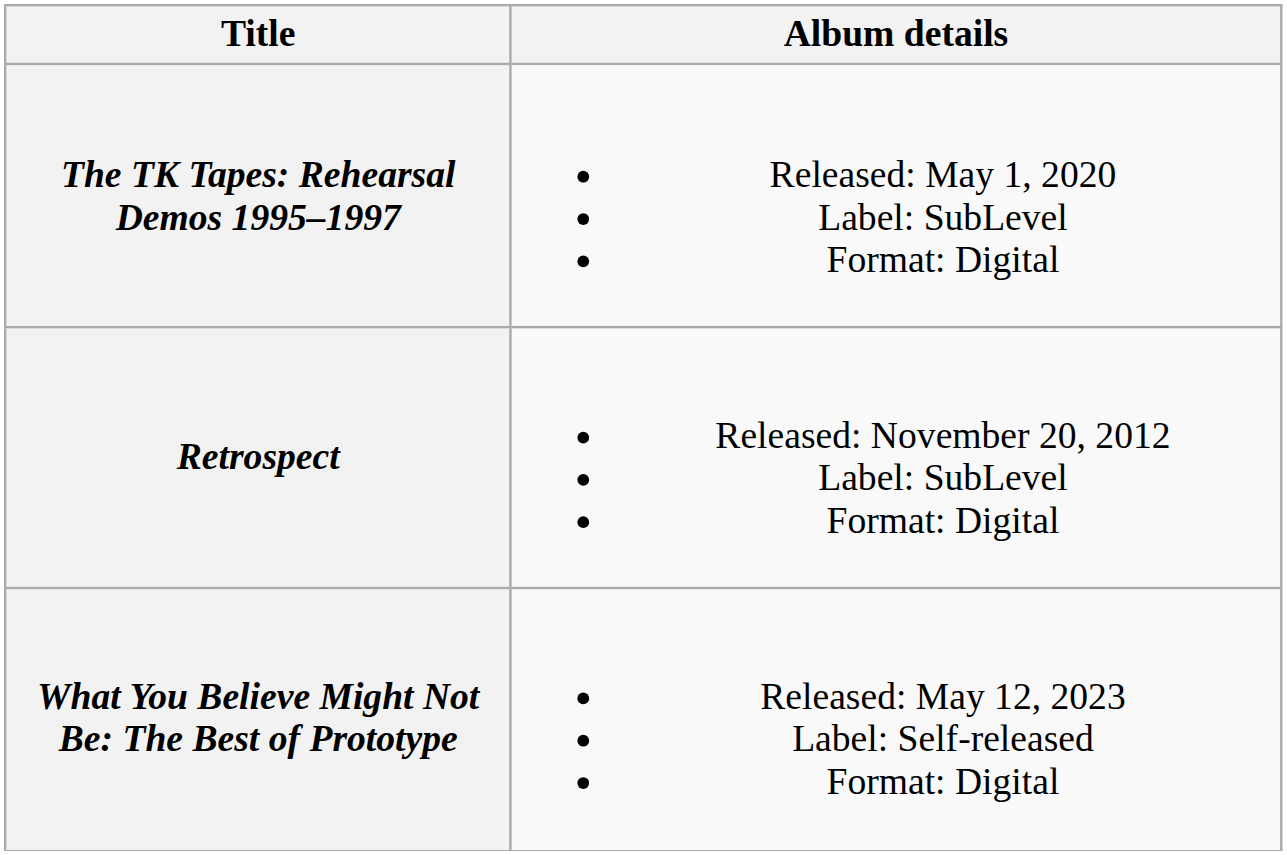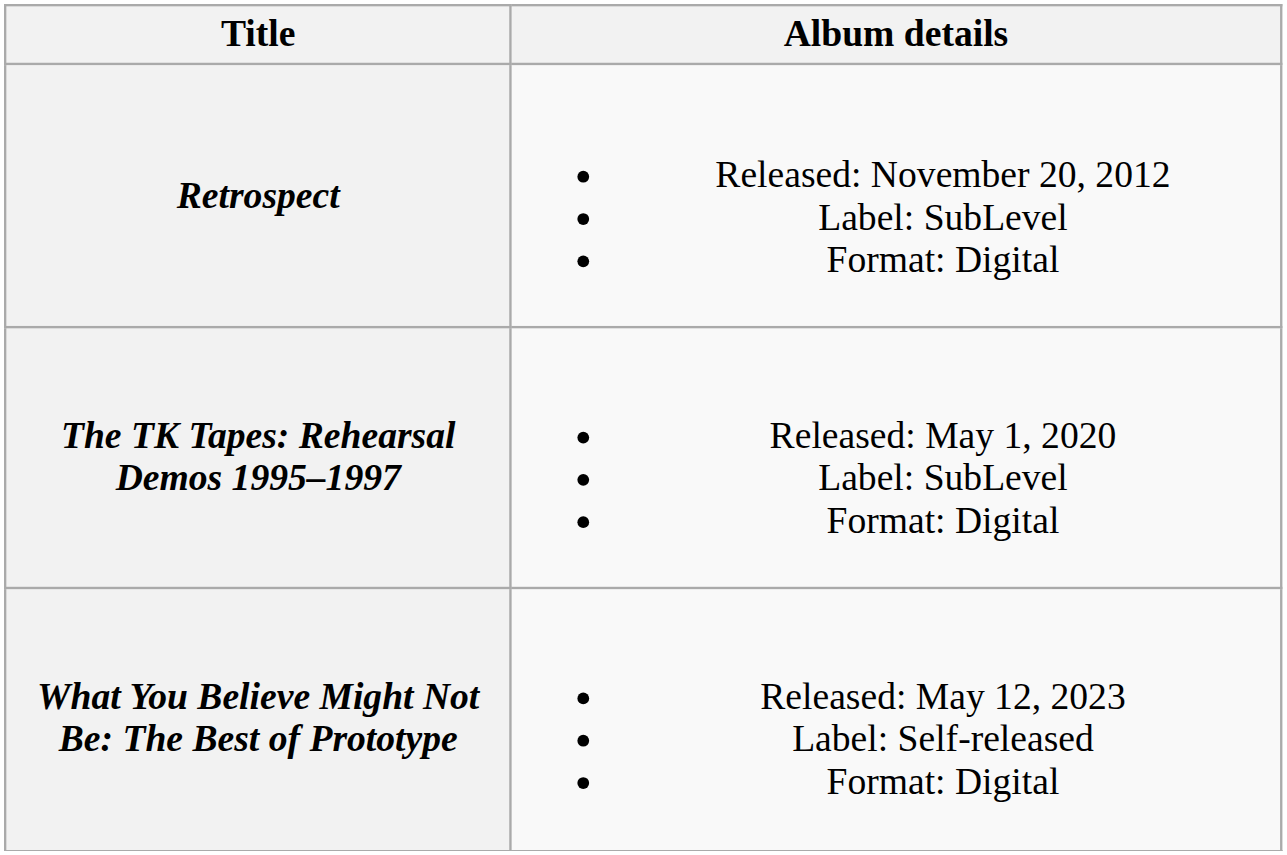rows swapped: (258, 456) <-> (258, 194)
